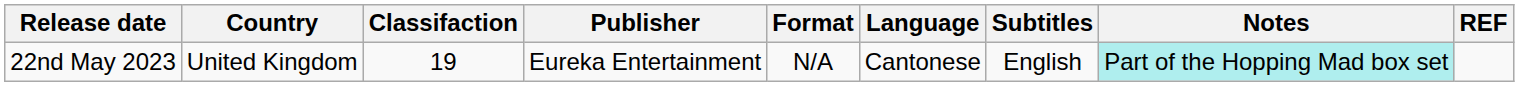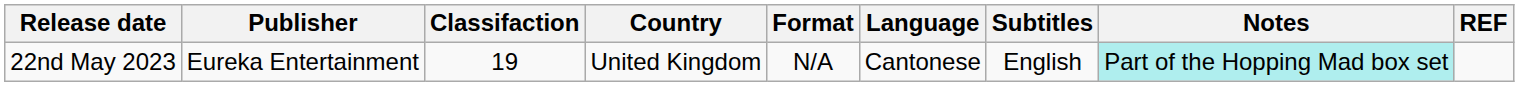columns swapped: (272, 23) <-> (645, 23)
